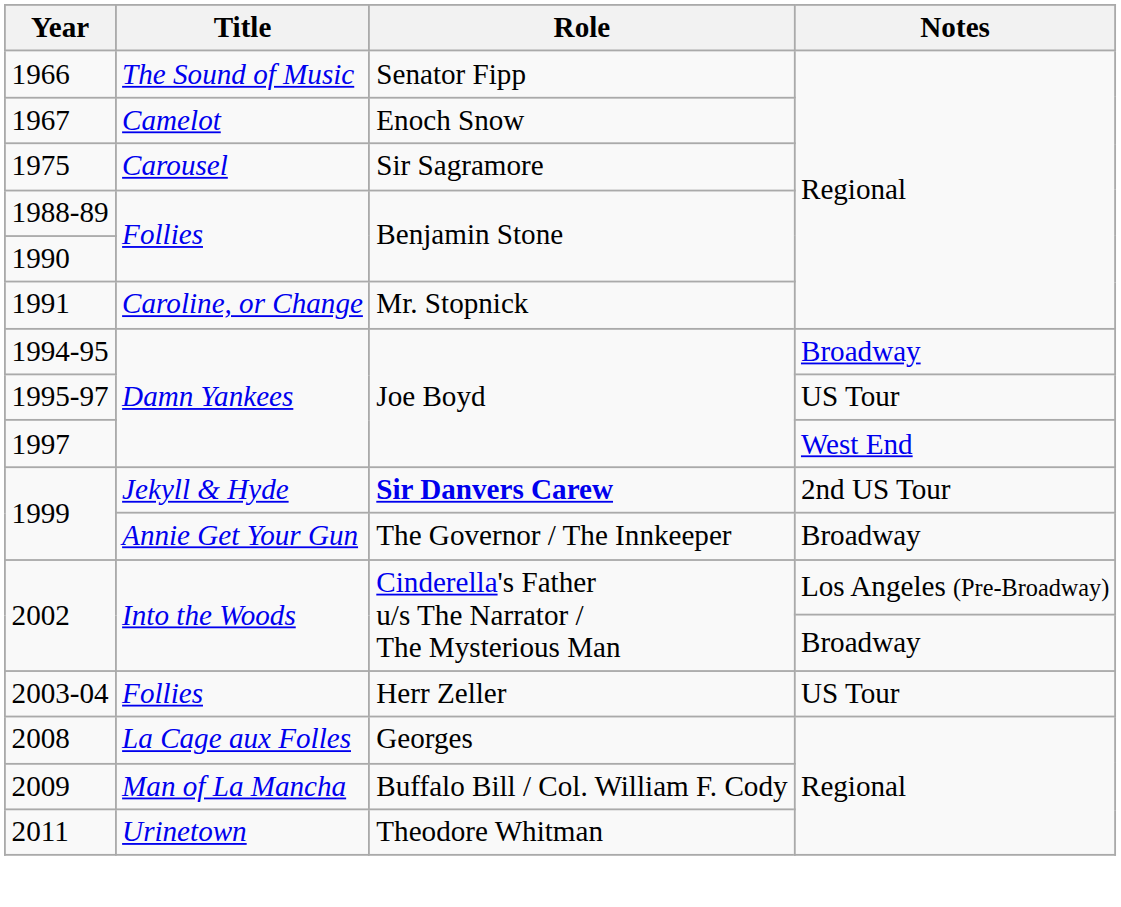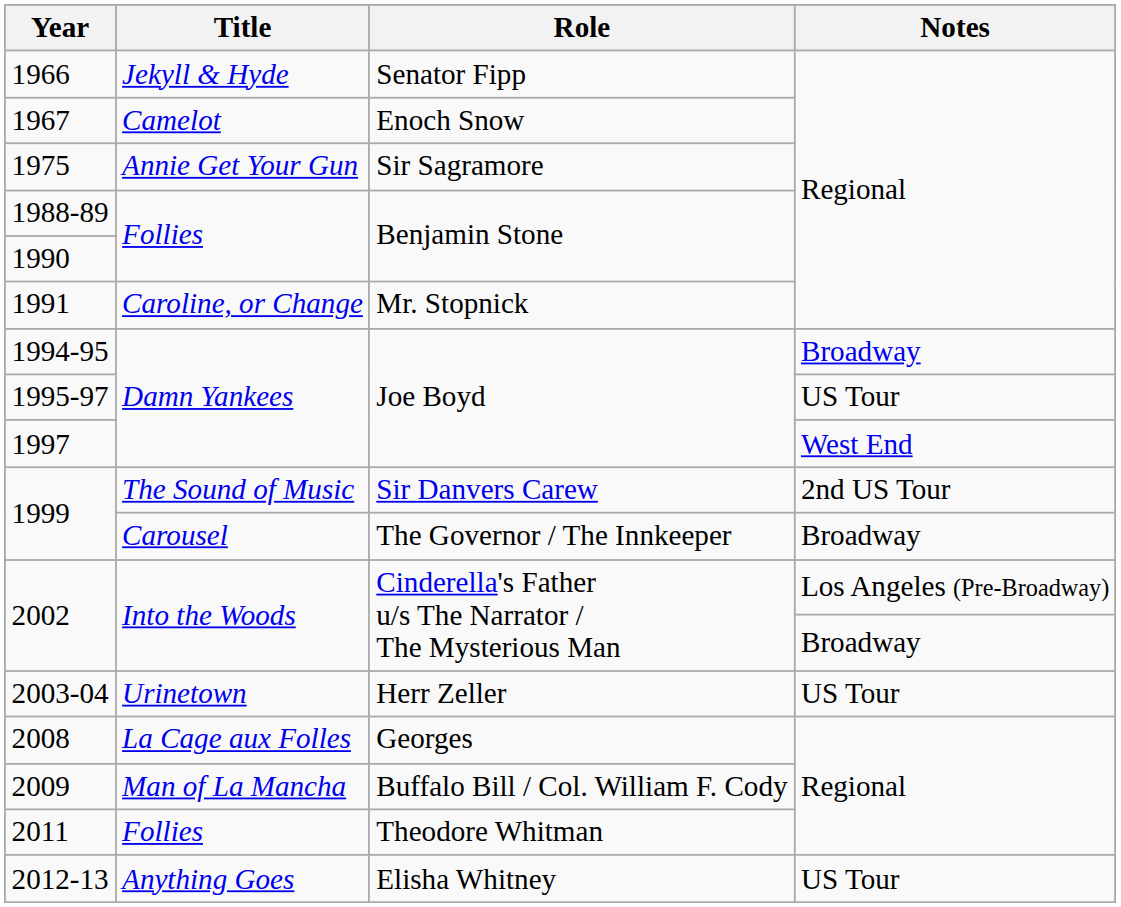(238, 73) The Sound of Music -> (205, 73) Jekyll & Hyde
(175, 166) Carousel -> (240, 166) Annie Get Your Gun
(205, 489) Jekyll & Hyde -> (238, 489) The Sound of Music
(495, 489) bold -> (487, 489) normal
(240, 535) Annie Get Your Gun -> (175, 535) Carousel
(163, 693) Follies -> (184, 693) Urinetown
(184, 832) Urinetown -> (163, 832) Follies
+ row: (60, 878)
